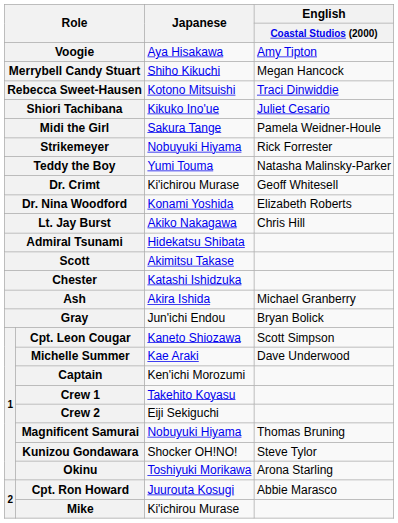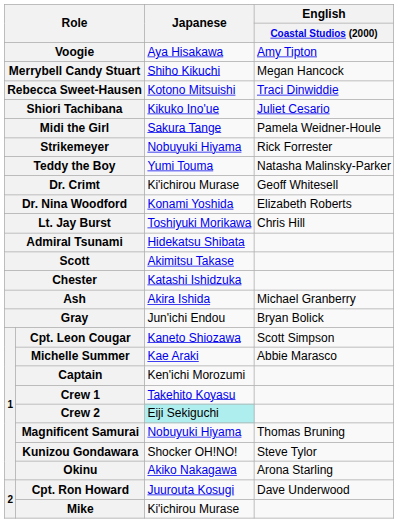(192, 223) Akiko Nakagawa -> (199, 223) Toshiyuki Morikawa
(303, 356) Dave Underwood -> (297, 356) Abbie Marasco
(183, 413) no background -> (183, 413) paleturquoise background
(199, 470) Toshiyuki Morikawa -> (192, 470) Akiko Nakagawa
(297, 489) Abbie Marasco -> (303, 489) Dave Underwood
